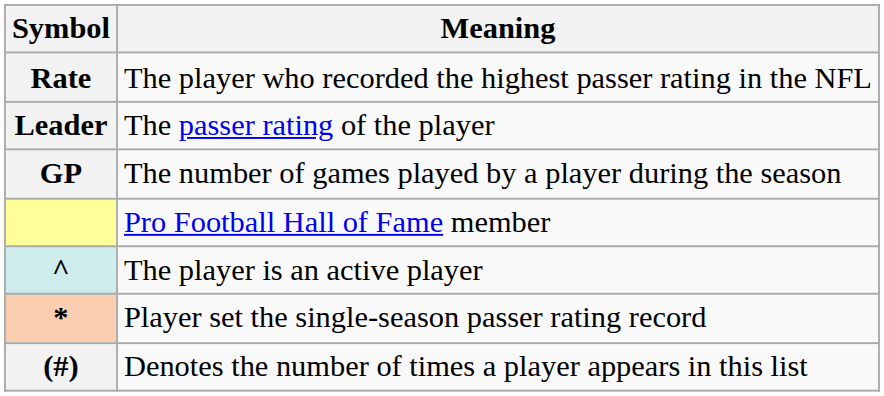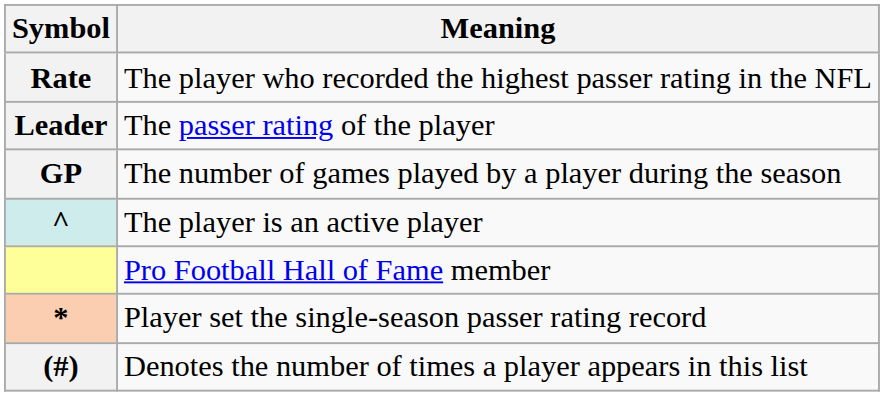rows swapped: (337, 221) <-> (303, 269)
